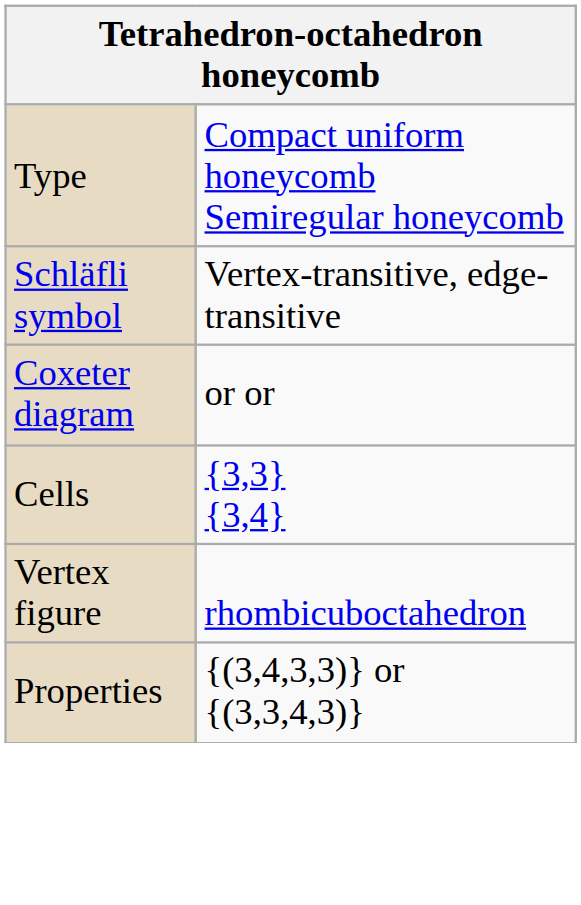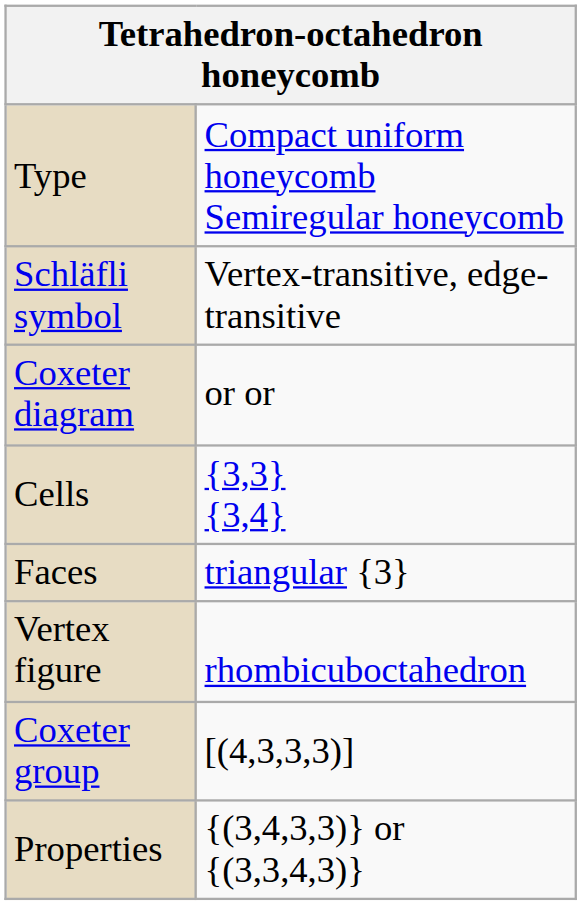+ row: (56, 572)
+ row: (72, 750)
